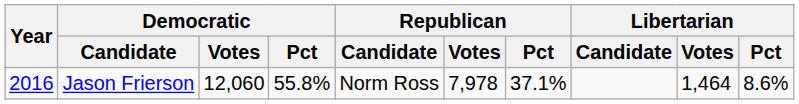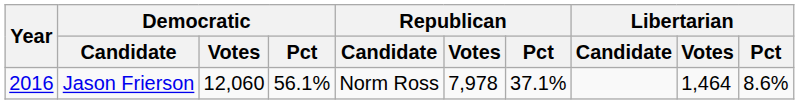(302, 83) 55.8% -> (302, 83) 56.1%
